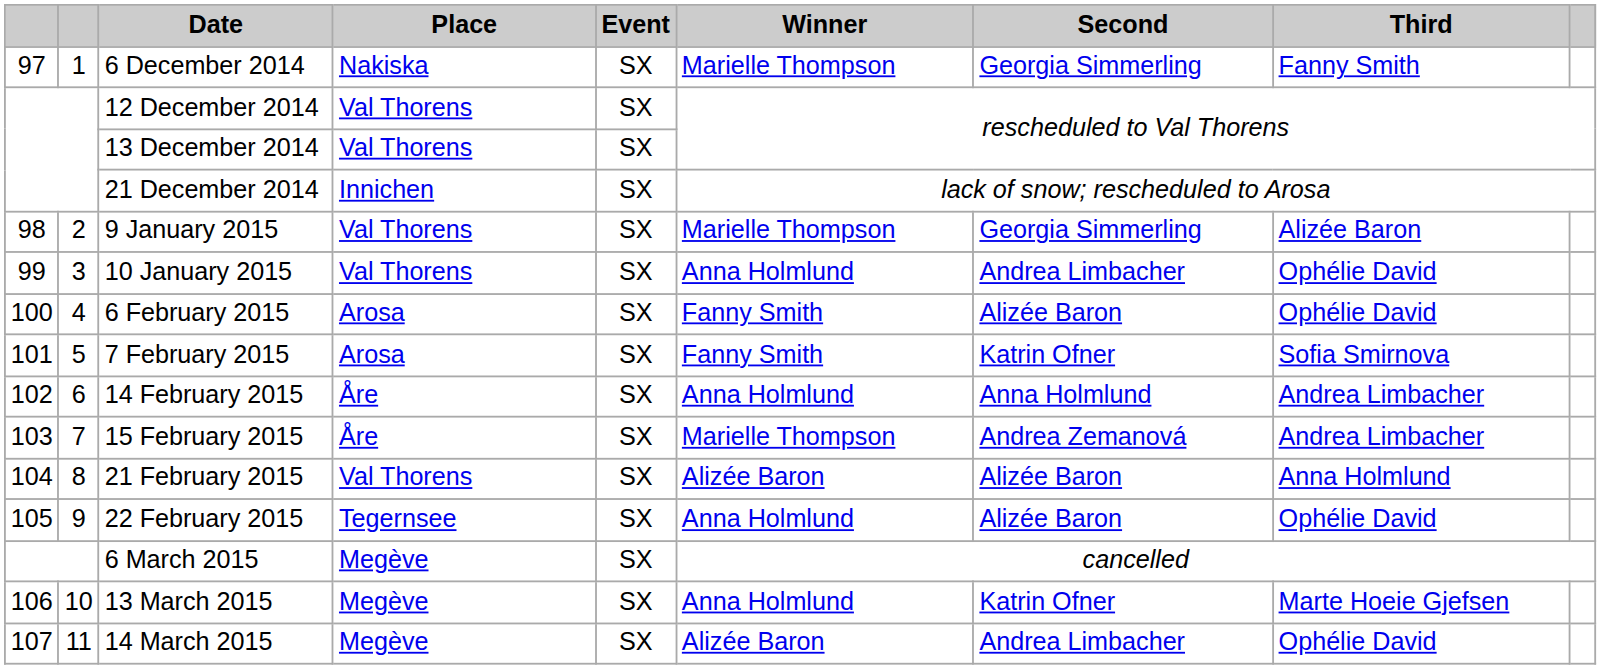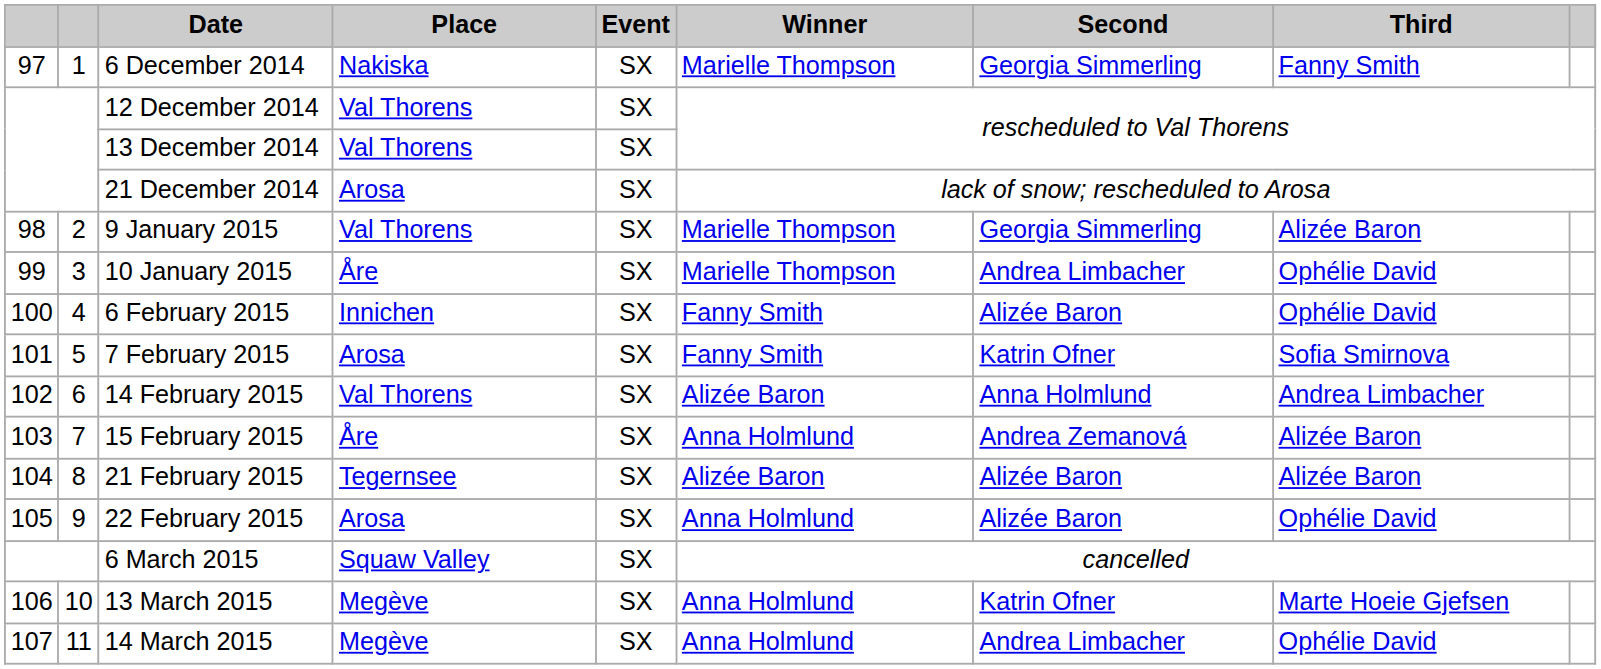(387, 189) Innichen -> (372, 189) Arosa
(406, 271) Val Thorens -> (359, 271) Åre
(768, 271) Anna Holmlund -> (789, 271) Marielle Thompson
(372, 313) Arosa -> (387, 313) Innichen
(359, 395) Åre -> (406, 395) Val Thorens
(768, 395) Anna Holmlund -> (753, 395) Alizée Baron
(789, 436) Marielle Thompson -> (768, 436) Anna Holmlund
(1381, 436) Andrea Limbacher -> (1350, 436) Alizée Baron
(406, 477) Val Thorens -> (398, 477) Tegernsee
(1365, 477) Anna Holmlund -> (1350, 477) Alizée Baron
(398, 518) Tegernsee -> (372, 518) Arosa
(384, 560) Megève -> (414, 560) Squaw Valley
(753, 642) Alizée Baron -> (768, 642) Anna Holmlund
